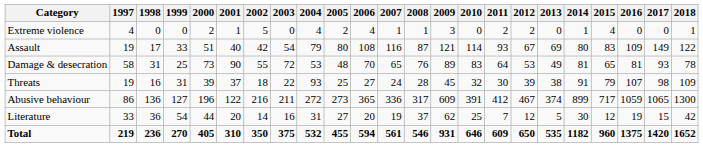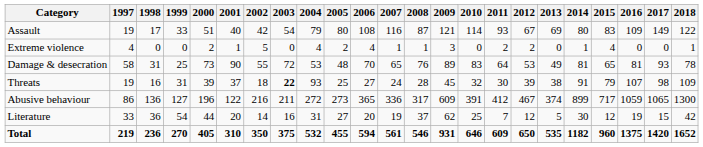rows swapped: (46, 30) <-> (24, 47)
(289, 82) normal -> (289, 82) bold
